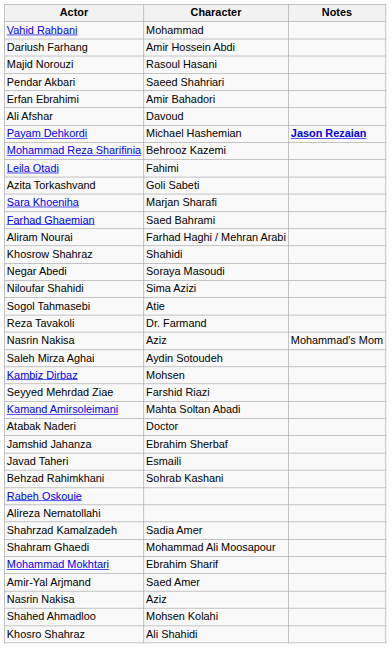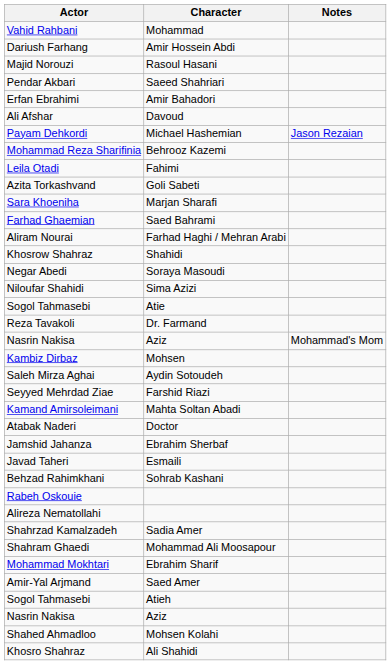(329, 133) bold -> (327, 133) normal
rows swapped: (42, 375) <-> (51, 358)
+ row: (48, 599)
